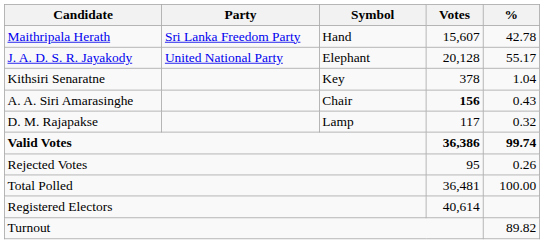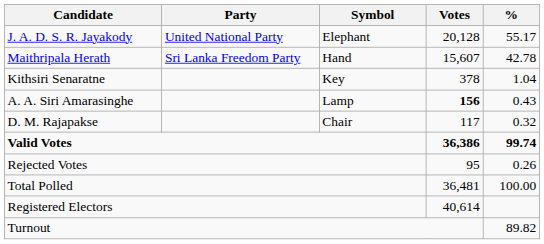rows swapped: (70, 57) <-> (59, 36)
(337, 100) Chair -> (338, 100) Lamp
(338, 121) Lamp -> (337, 121) Chair
